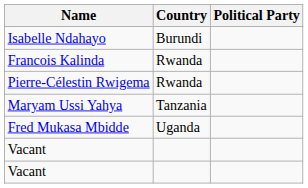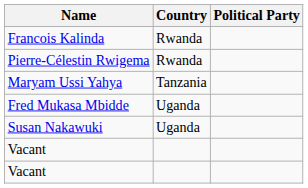- row: (57, 37)
+ row: (55, 127)
